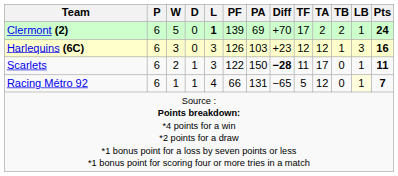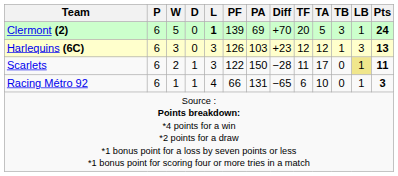(303, 30) 17 -> (303, 30) 20
(322, 30) 2 -> (322, 30) 5
(342, 30) 2 -> (342, 30) 3
(382, 48) 16 -> (382, 48) 13
(282, 65) bold -> (282, 65) normal
(361, 65) no background -> (361, 65) khaki background
(303, 83) 5 -> (303, 83) 6
(322, 83) 12 -> (322, 83) 10
(361, 83) lightyellow background -> (361, 83) no background
(382, 83) 7 -> (382, 83) 3
